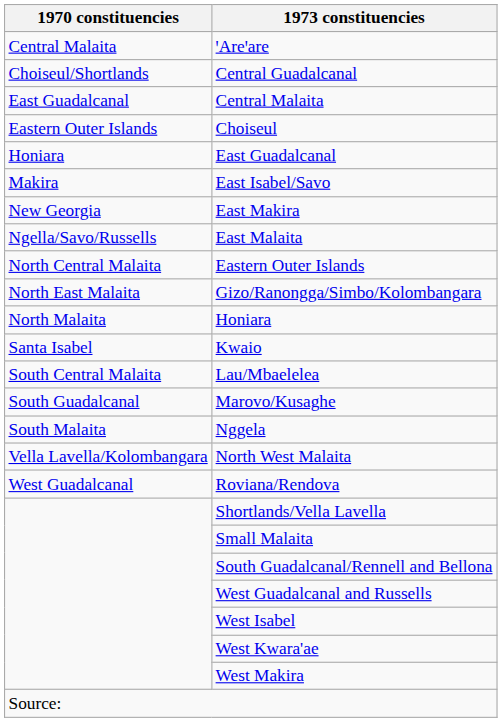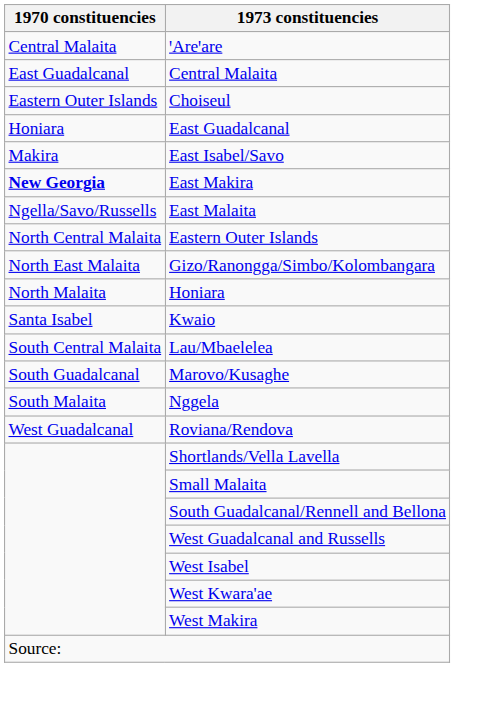- row: (286, 73)
(55, 210) normal -> (57, 182) bold
- row: (283, 456)
